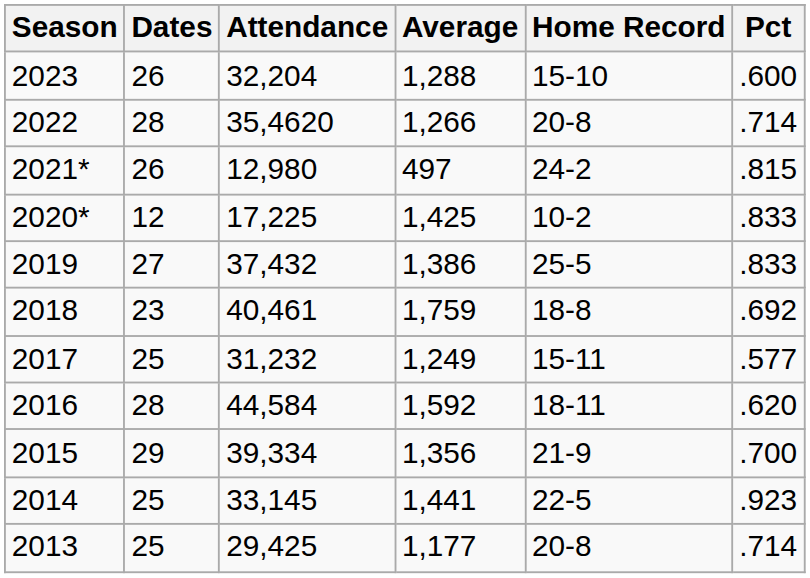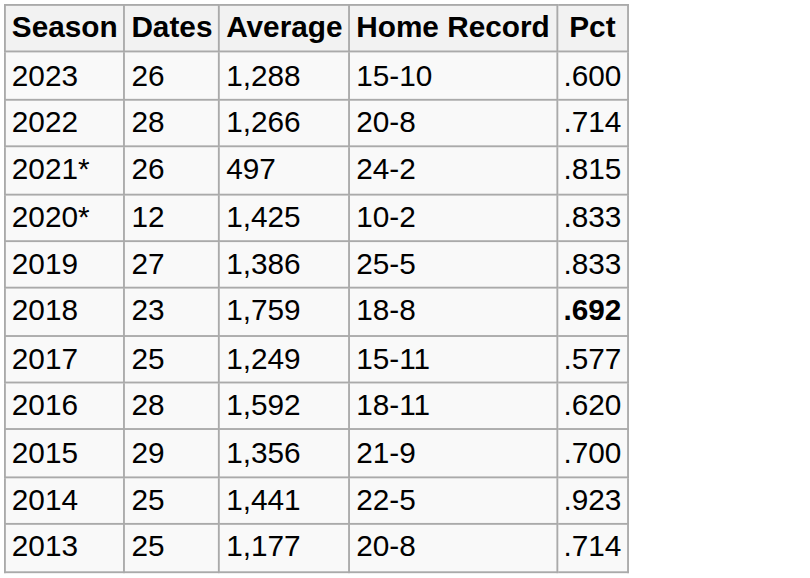- column: (307, 28)
(768, 311) normal -> (592, 311) bold
